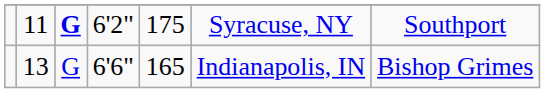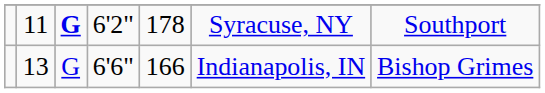(165, 25) 175 -> (165, 25) 178
(165, 66) 165 -> (165, 66) 166
